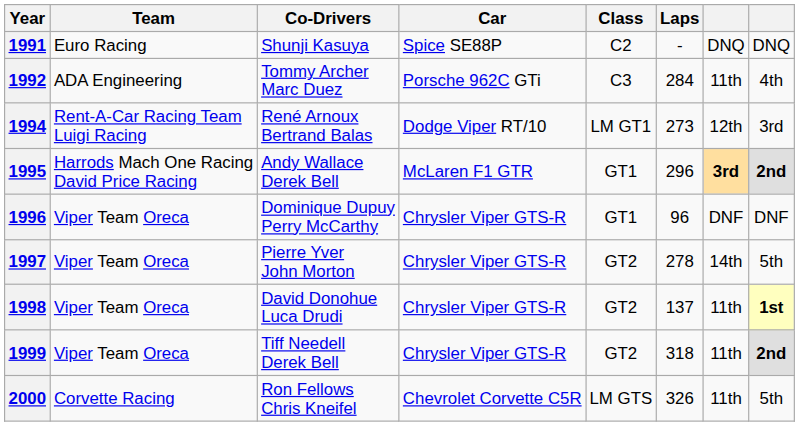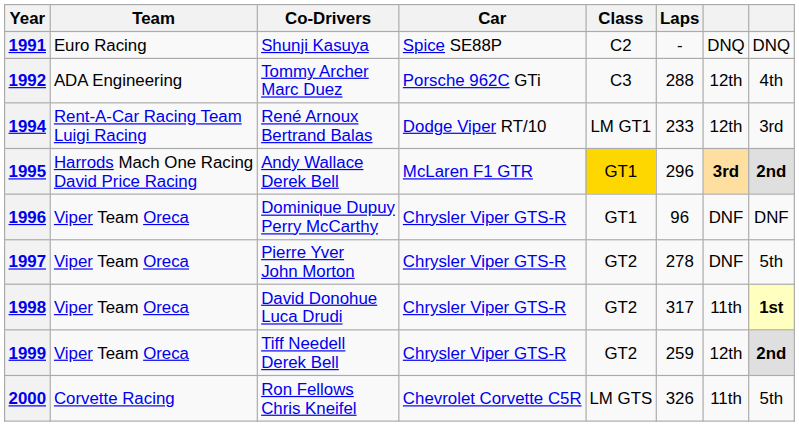(680, 81) 284 -> (680, 81) 288
(726, 81) 11th -> (726, 81) 12th
(680, 126) 273 -> (680, 126) 233
(621, 172) no background -> (621, 172) gold background
(726, 262) 14th -> (726, 262) DNF
(680, 308) 137 -> (680, 308) 317
(680, 353) 318 -> (680, 353) 259
(726, 353) 11th -> (726, 353) 12th
